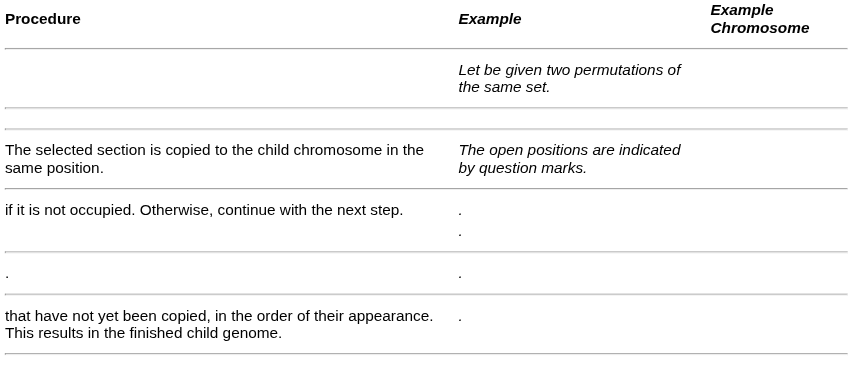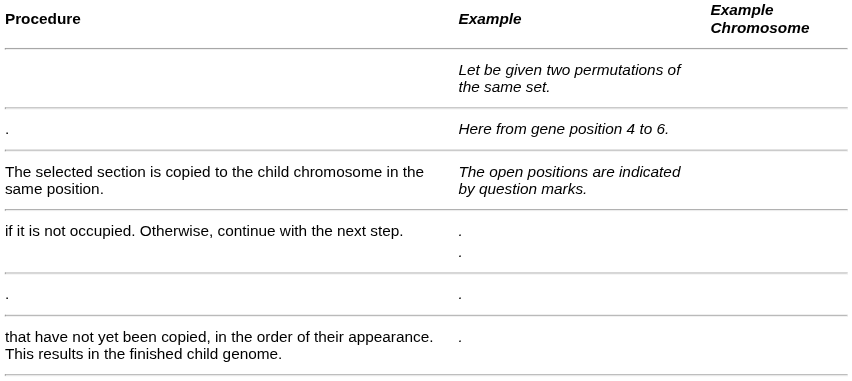+ row: (7, 129)
